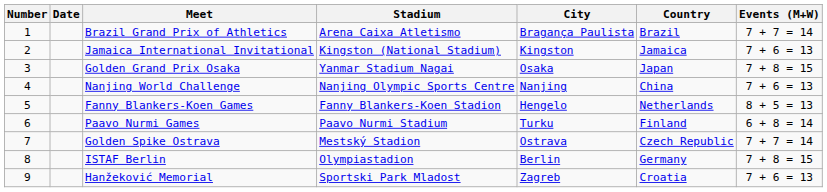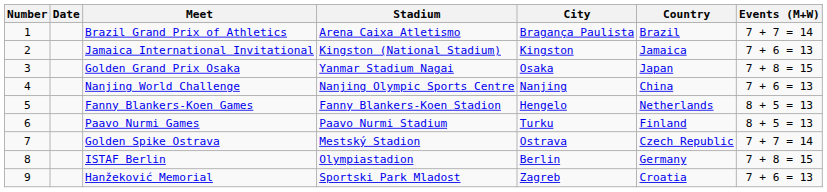(779, 123) 6 + 8 = 14 -> (779, 123) 8 + 5 = 13
